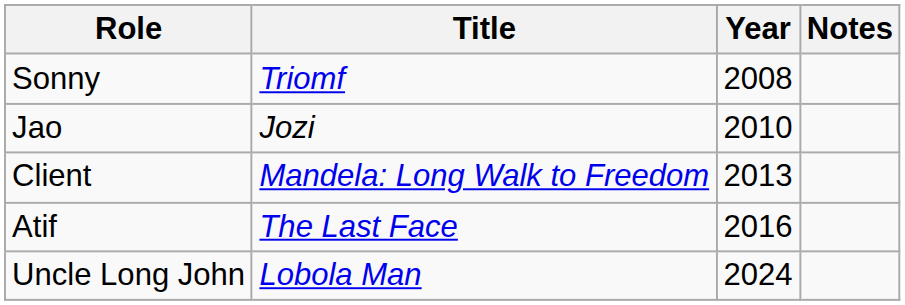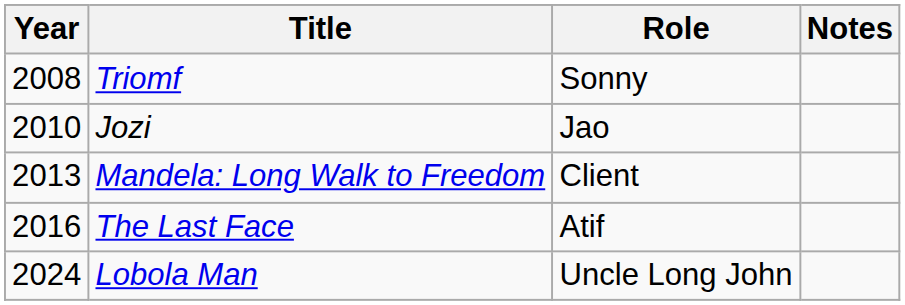columns swapped: (758, 29) <-> (129, 29)
